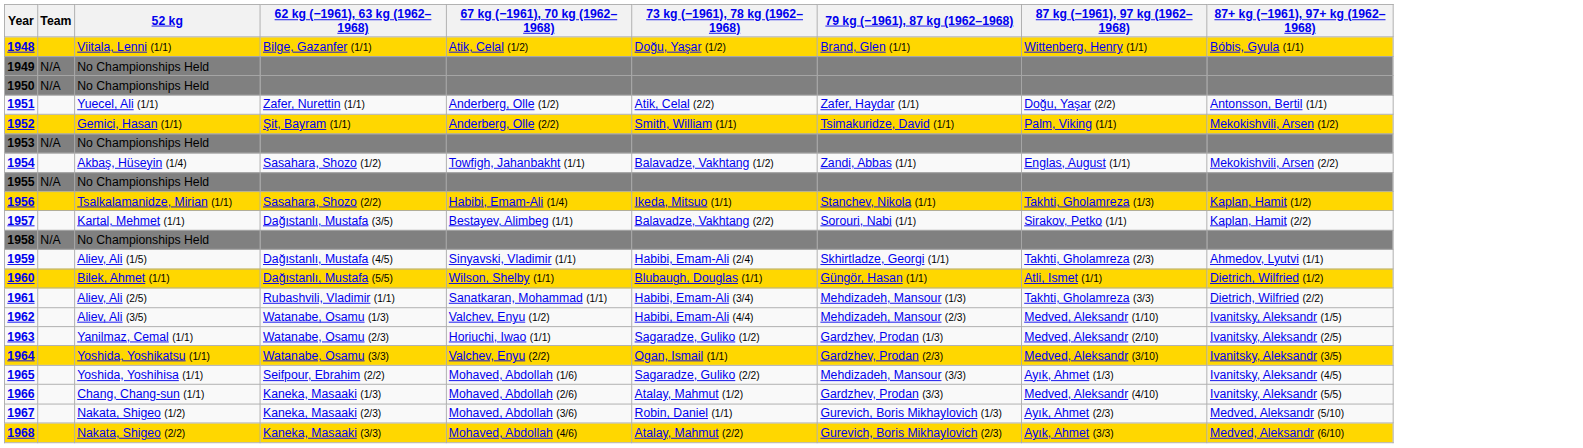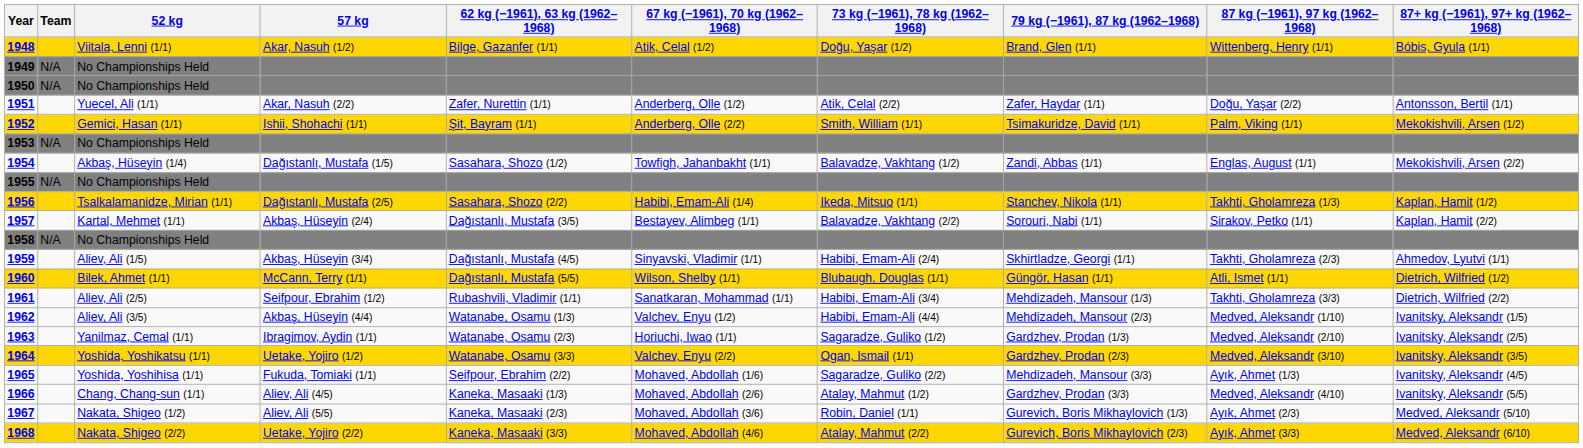+ column: (353, 20)
